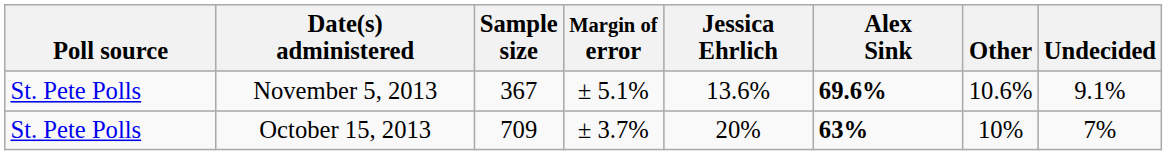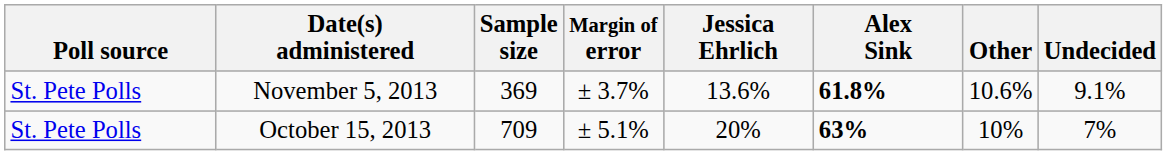(519, 90) 367 -> (519, 90) 369
(613, 90) ± 5.1% -> (613, 90) ± 3.7%
(853, 90) 69.6% -> (853, 90) 61.8%
(613, 129) ± 3.7% -> (613, 129) ± 5.1%
